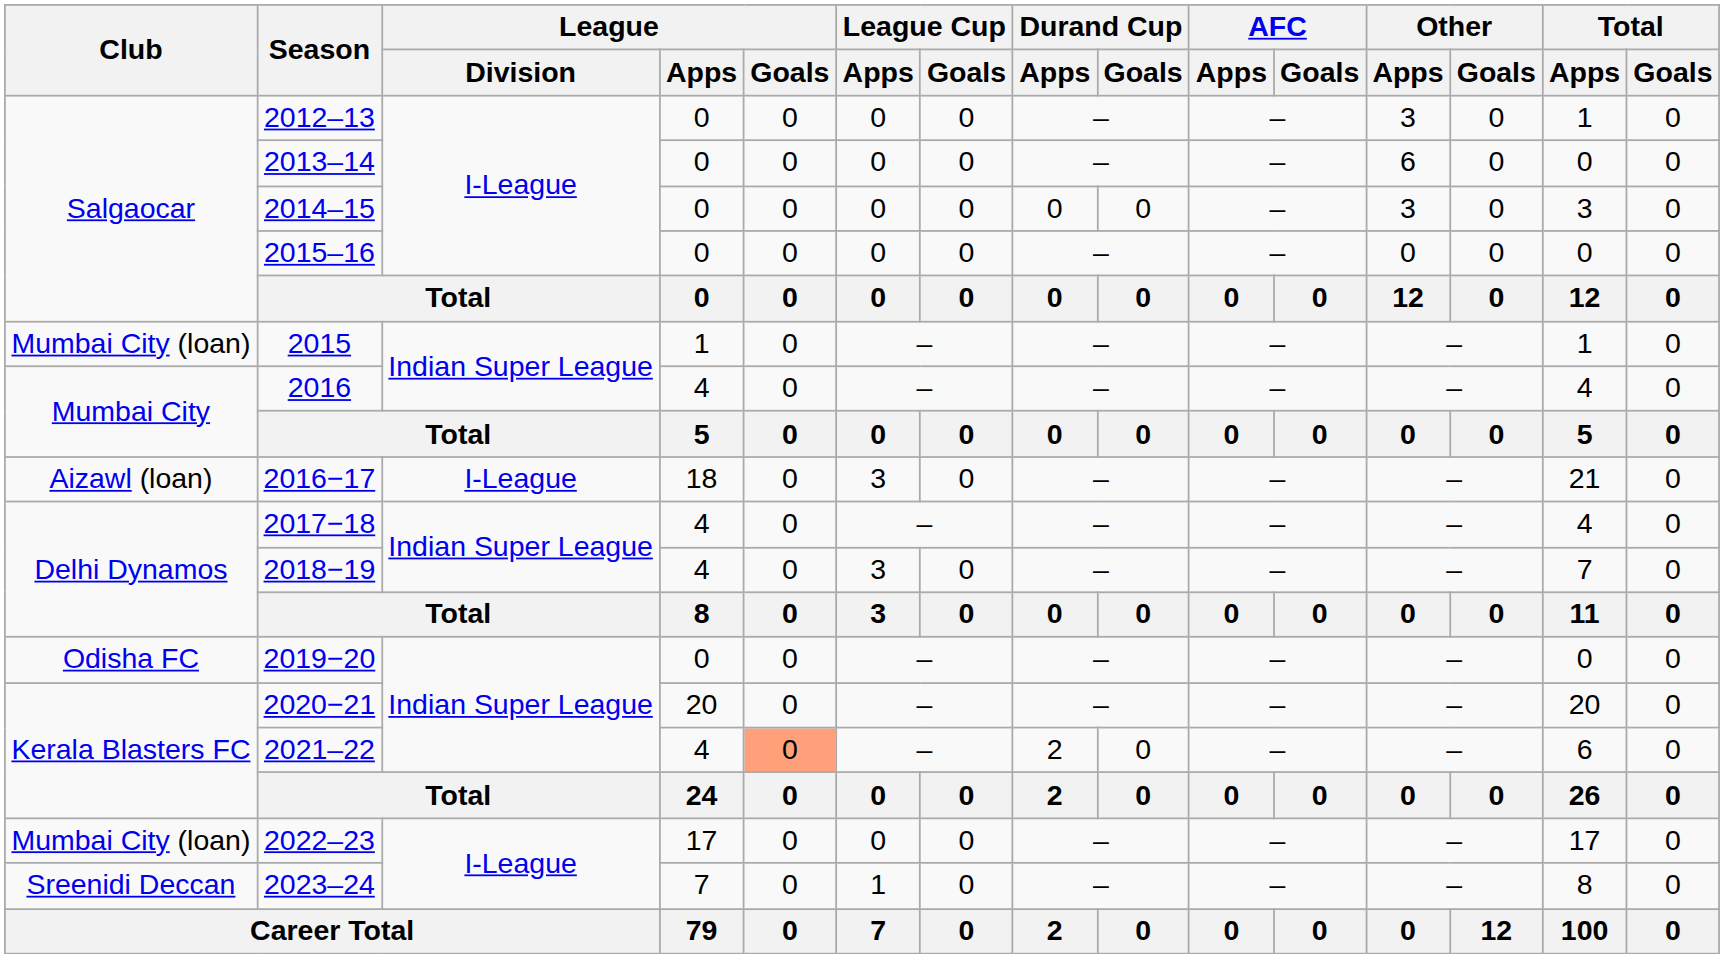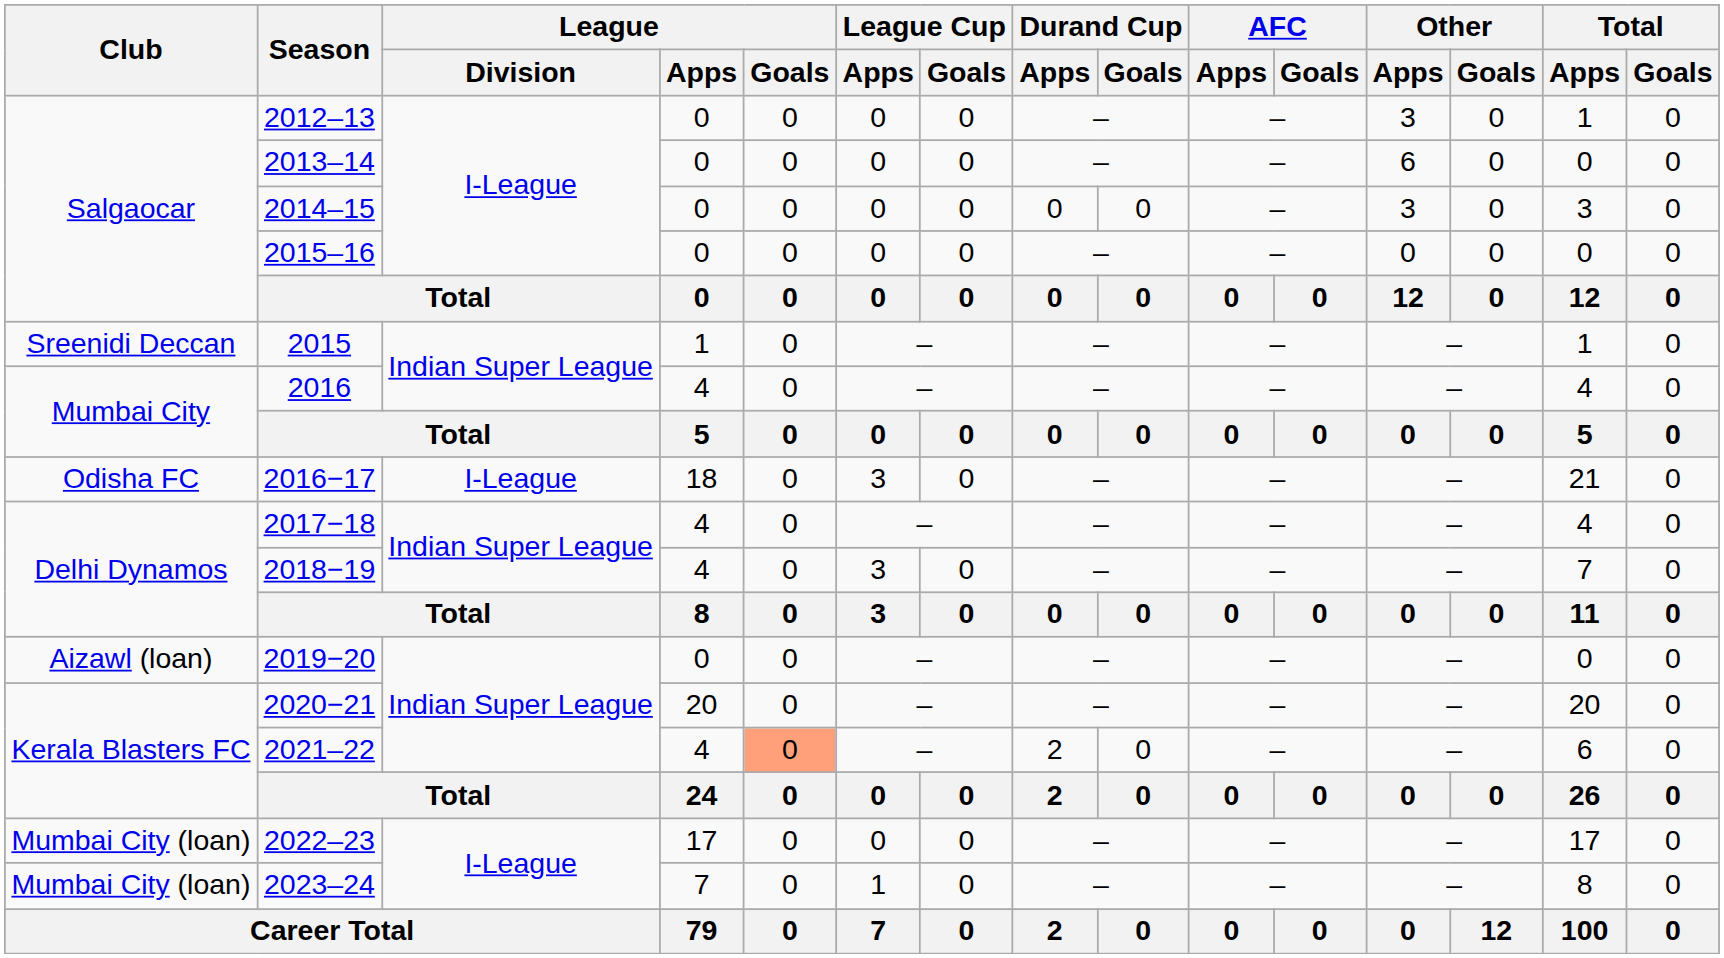(131, 343) Mumbai City (loan) -> (131, 343) Sreenidi Deccan
(131, 478) Aizawl (loan) -> (131, 478) Odisha FC
(131, 659) Odisha FC -> (131, 659) Aizawl (loan)
(131, 885) Sreenidi Deccan -> (131, 885) Mumbai City (loan)
